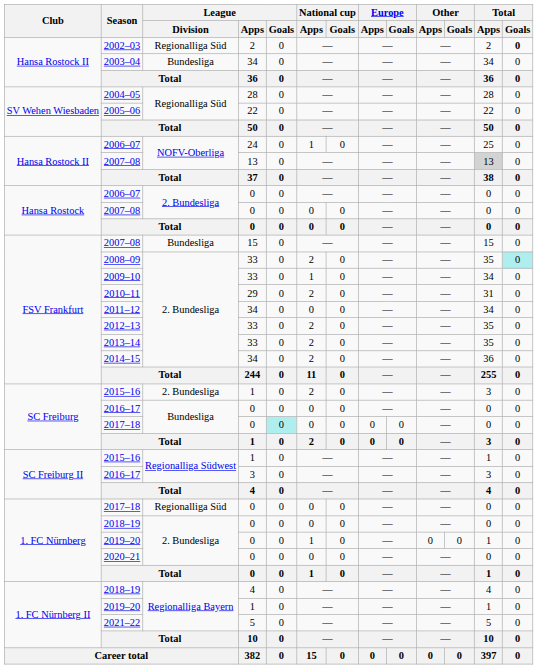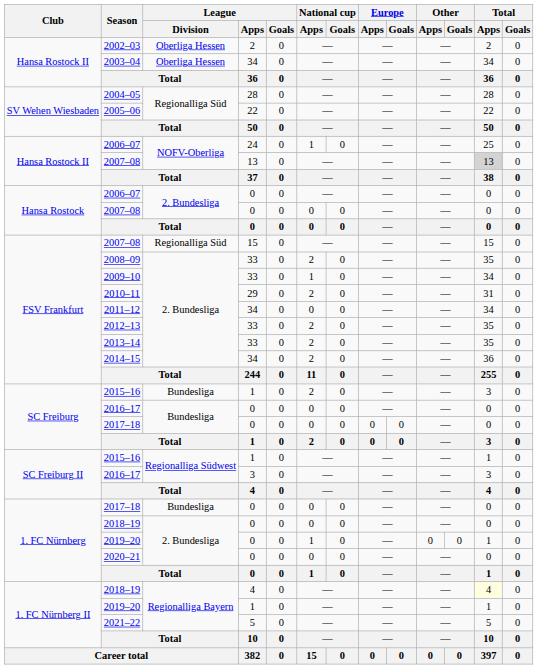(191, 45) Regionalliga Süd -> (191, 45) Oberliga Hessen
(518, 45) bold -> (518, 45) normal
(191, 62) Bundesliga -> (191, 62) Oberliga Hessen
(191, 243) Bundesliga -> (191, 243) Regionalliga Süd
(518, 260) paleturquoise background -> (518, 260) no background
(191, 392) 2. Bundesliga -> (191, 392) Bundesliga
(281, 425) paleturquoise background -> (281, 425) no background
(191, 507) Regionalliga Süd -> (191, 507) Bundesliga
(489, 590) no background -> (489, 590) lightyellow background
